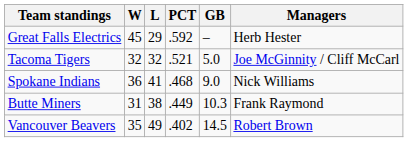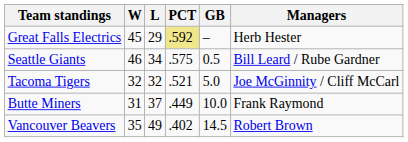(181, 37) no background -> (181, 37) khaki background
+ row: (46, 59)
- row: (54, 81)
(155, 103) 38 -> (155, 103) 37
(215, 103) 10.3 -> (215, 103) 10.0
